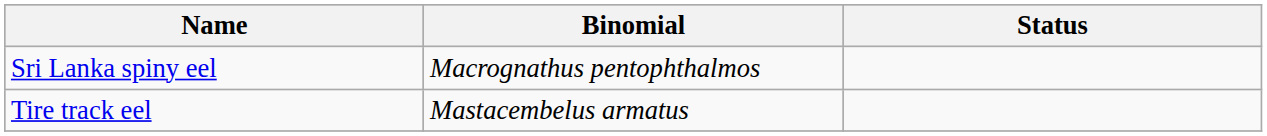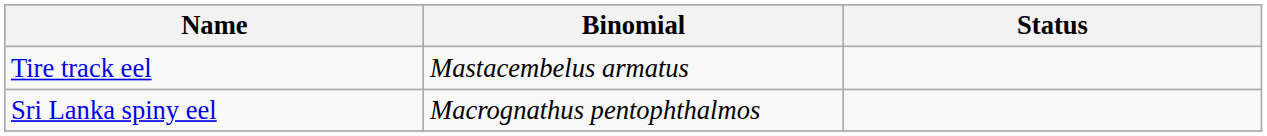rows swapped: (81, 109) <-> (114, 67)
